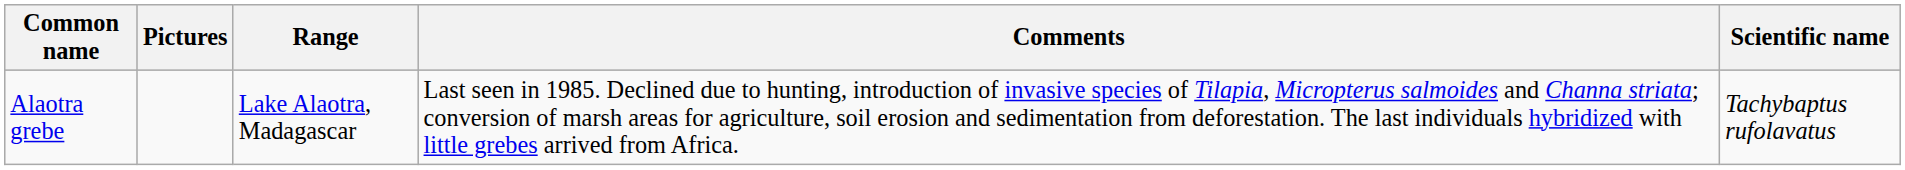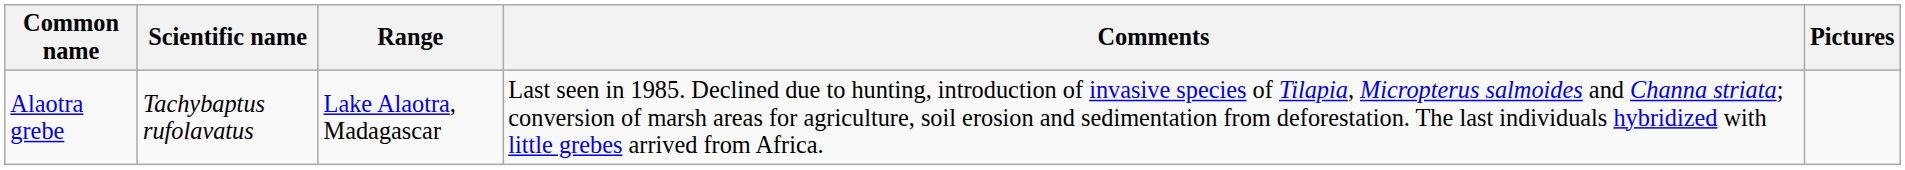columns swapped: (1810, 37) <-> (185, 37)
